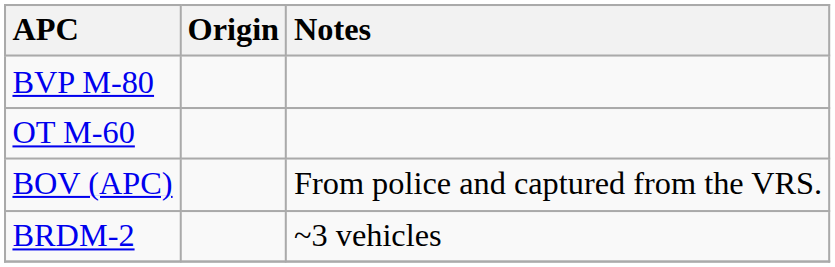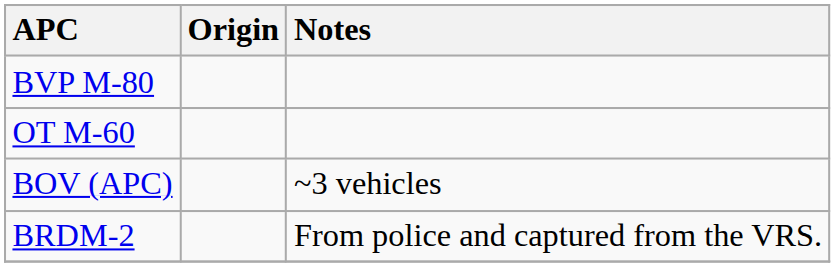(558, 183) From police and captured from the VRS. -> (368, 183) ~3 vehicles
(368, 235) ~3 vehicles -> (558, 235) From police and captured from the VRS.
